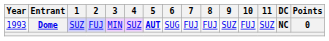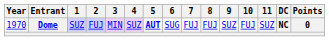(16, 25) 1993 -> (16, 25) 1970
